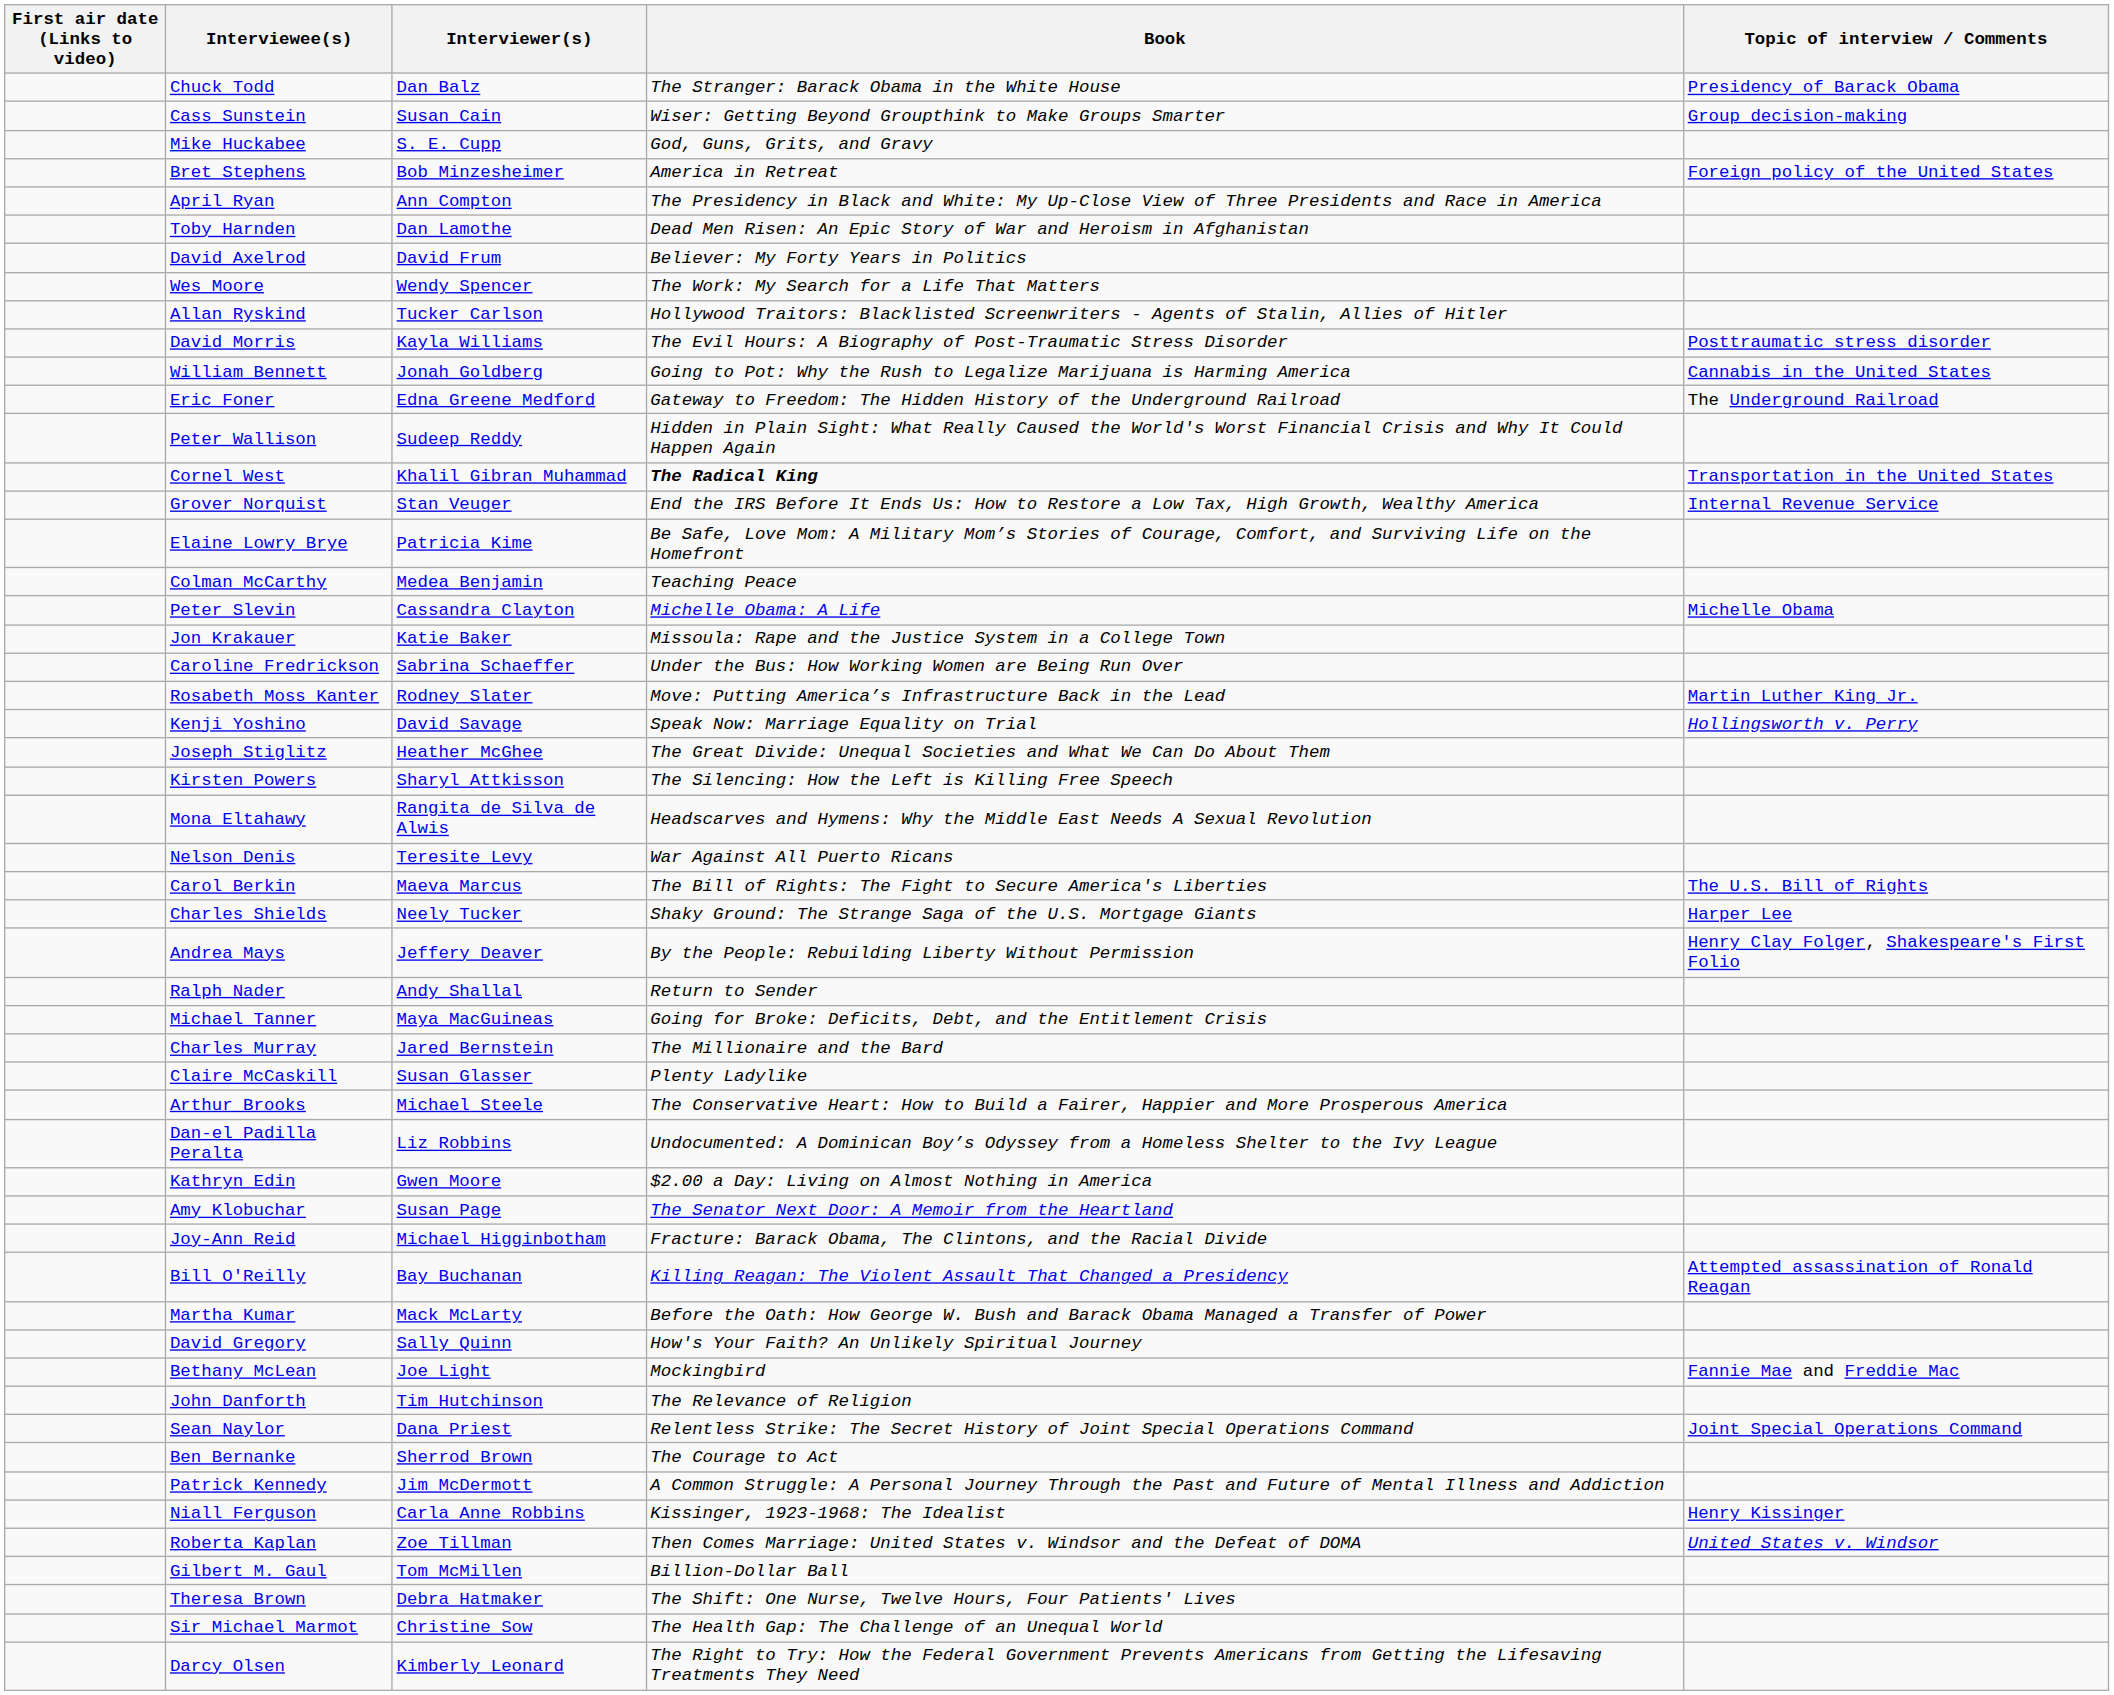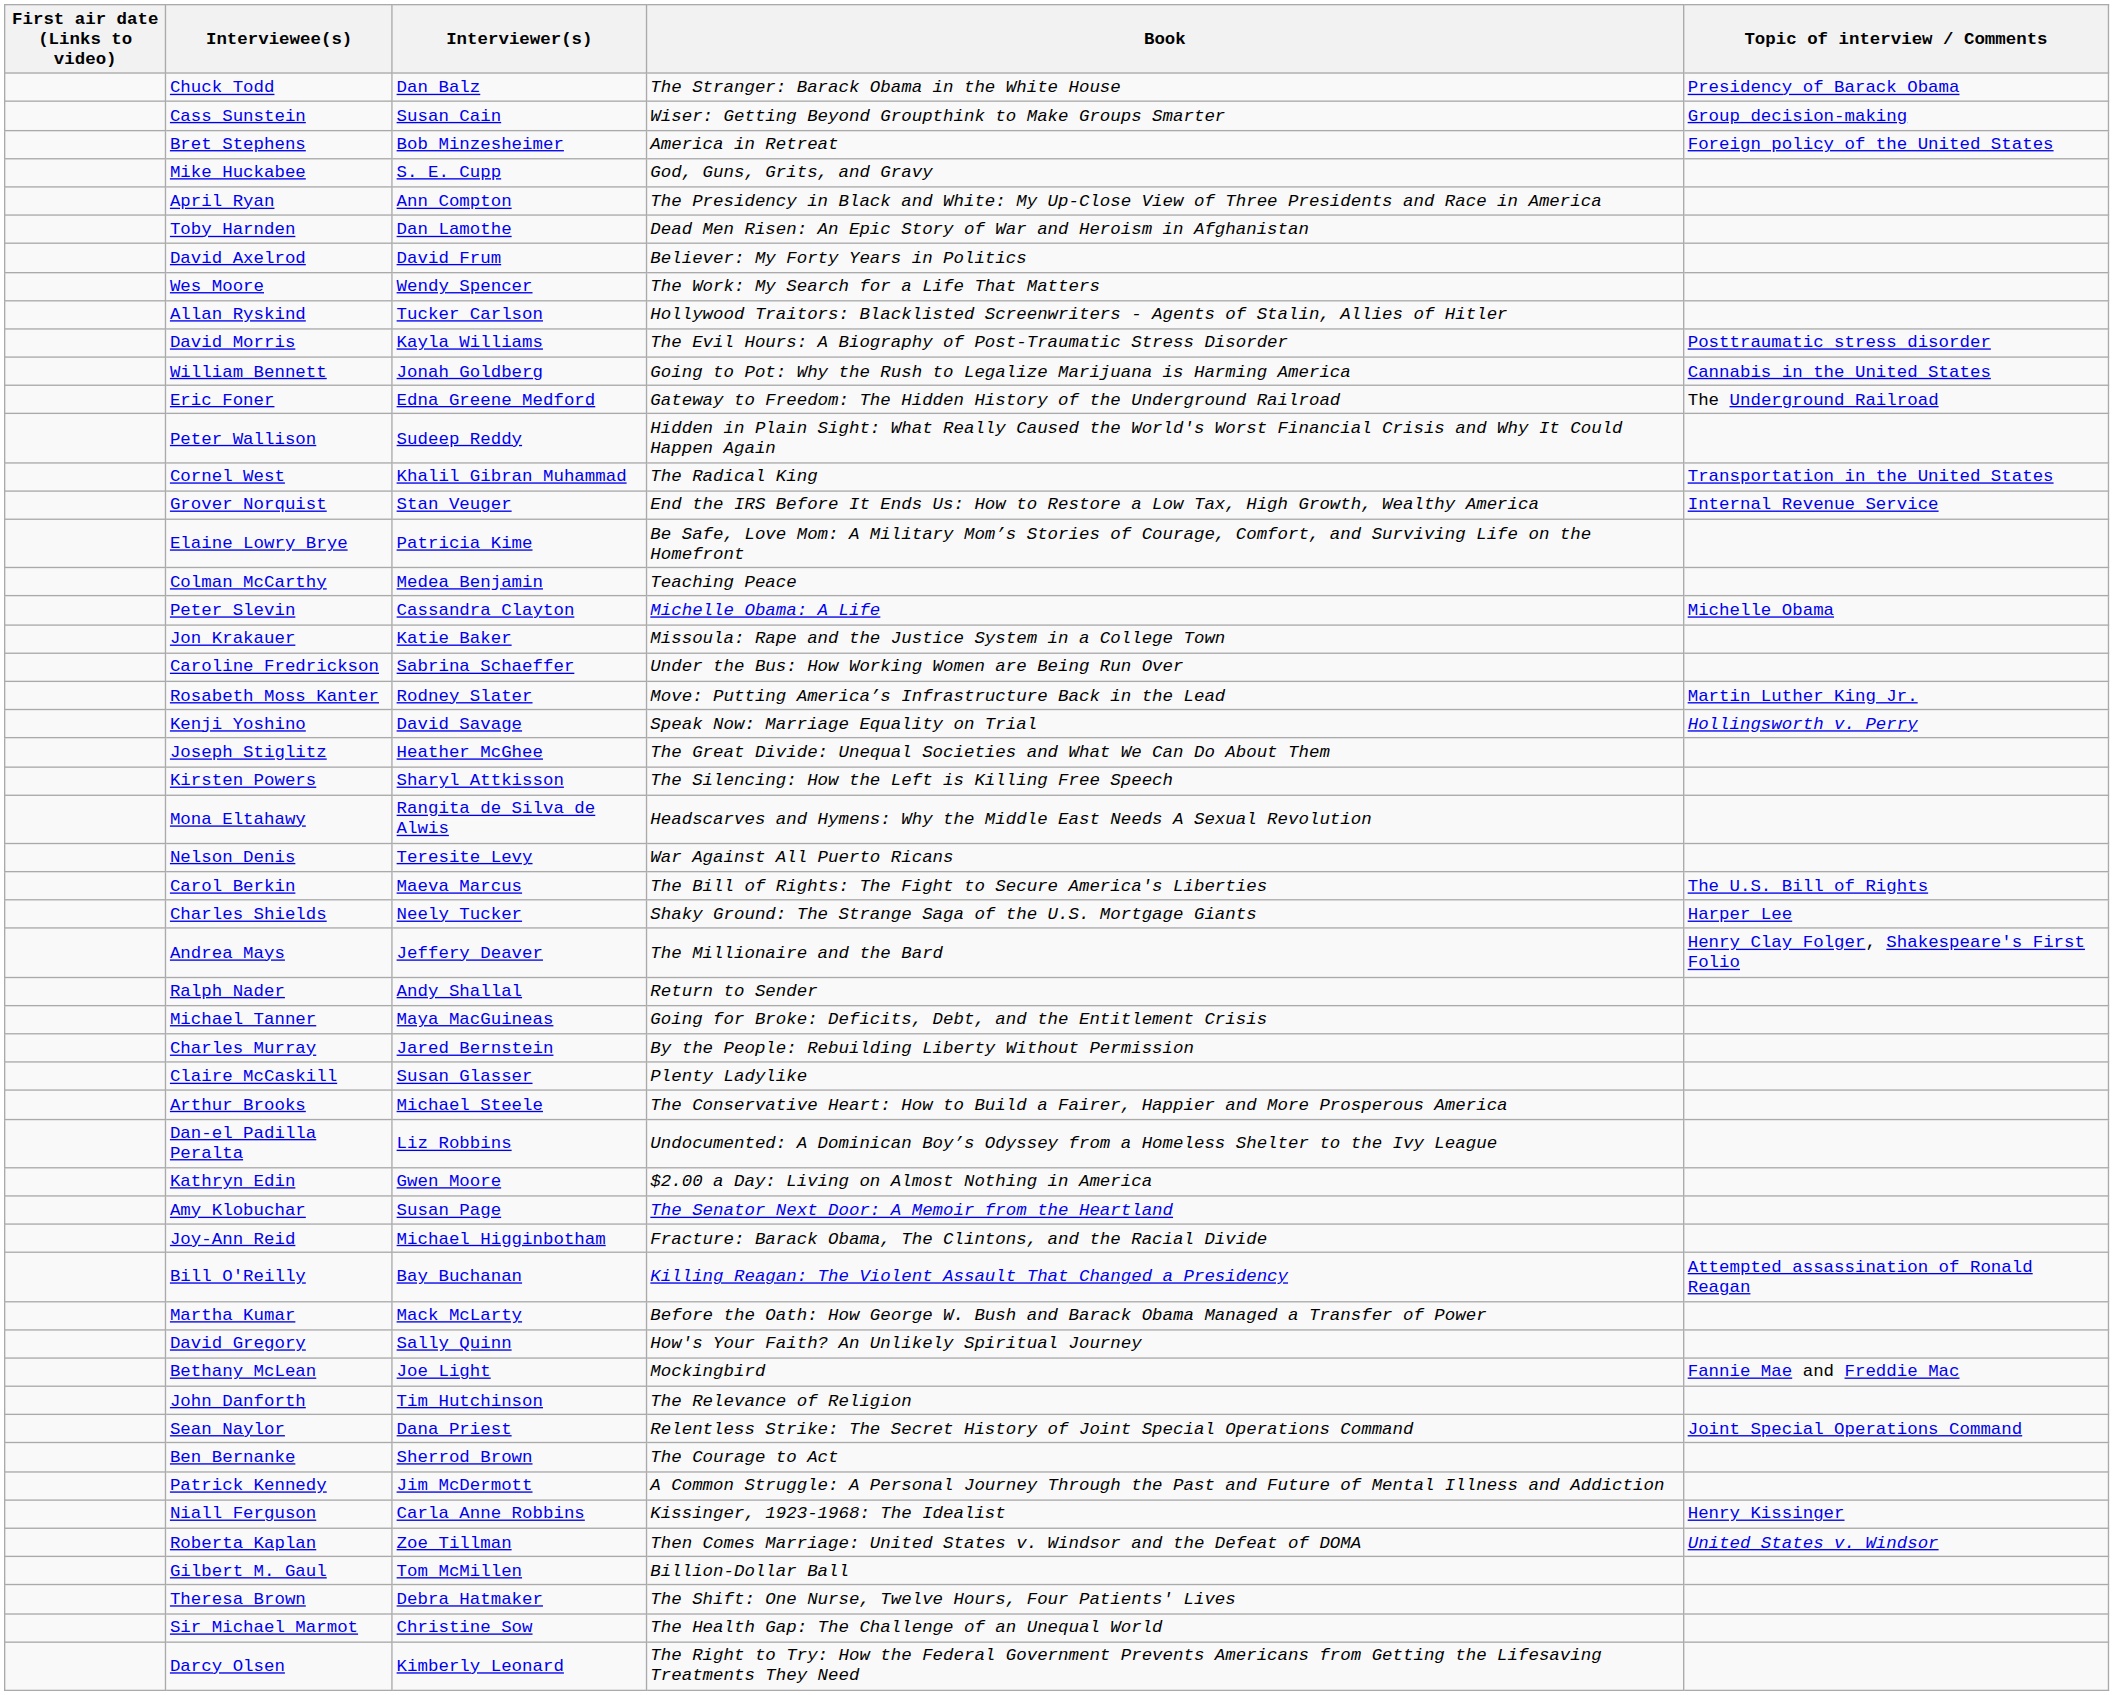rows swapped: (238, 173) <-> (238, 144)
(734, 477) bold -> (734, 477) normal
(922, 953) By the People: Rebuilding Liberty Without Permission -> (797, 953) The Millionaire and the Bard
(797, 1048) The Millionaire and the Bard -> (922, 1048) By the People: Rebuilding Liberty Without Permission
